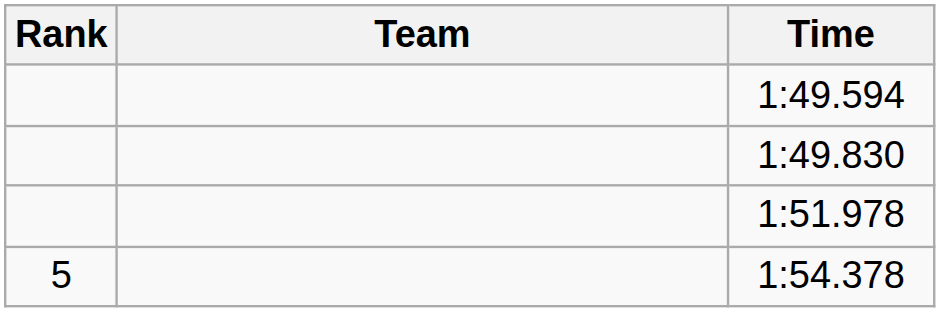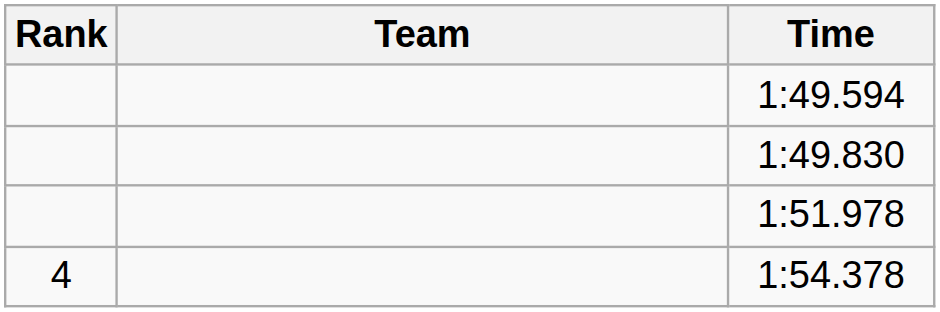(61, 275) 5 -> (61, 275) 4
